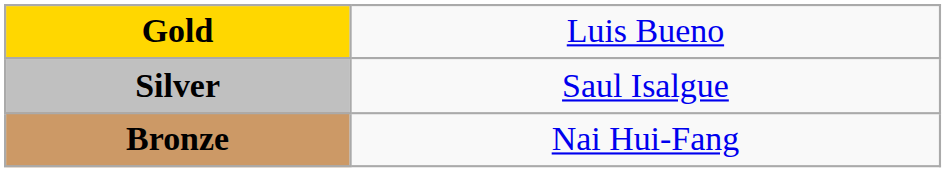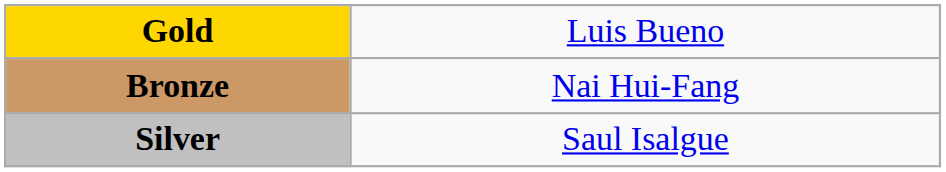rows swapped: (178, 85) <-> (178, 138)
